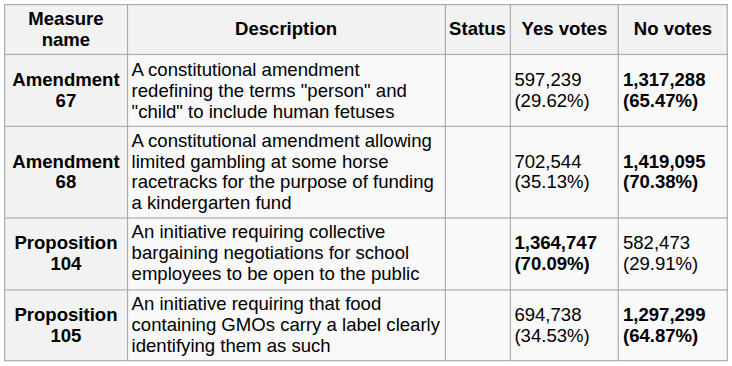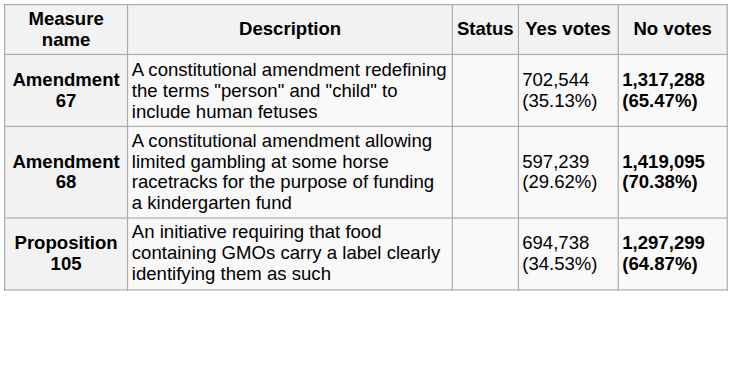(552, 90) 597,239 (29.62%) -> (560, 90) 702,544 (35.13%)
(552, 172) 702,544 (35.13%) -> (560, 172) 597,239 (29.62%)
- row: (66, 253)
